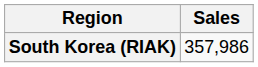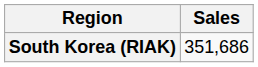(217, 47) 357,986 -> (217, 47) 351,686
